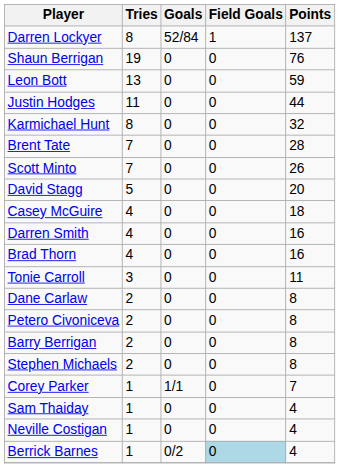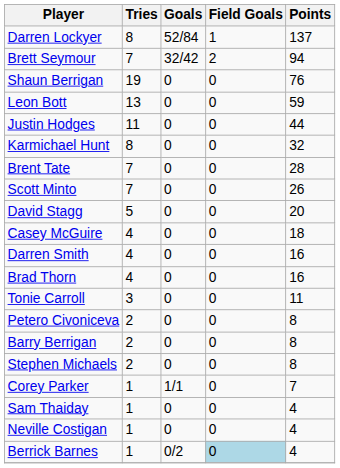+ row: (52, 59)
- row: (47, 299)
